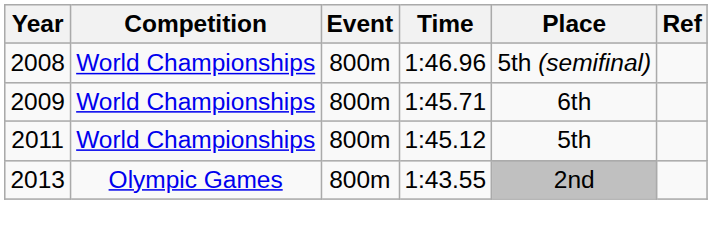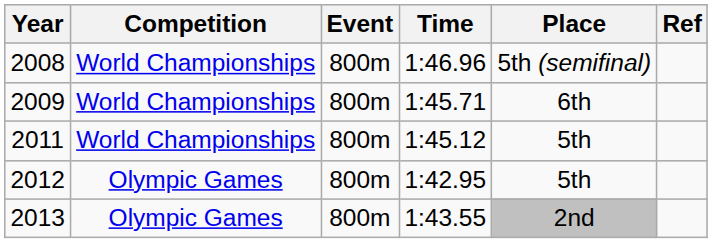+ row: (38, 179)
